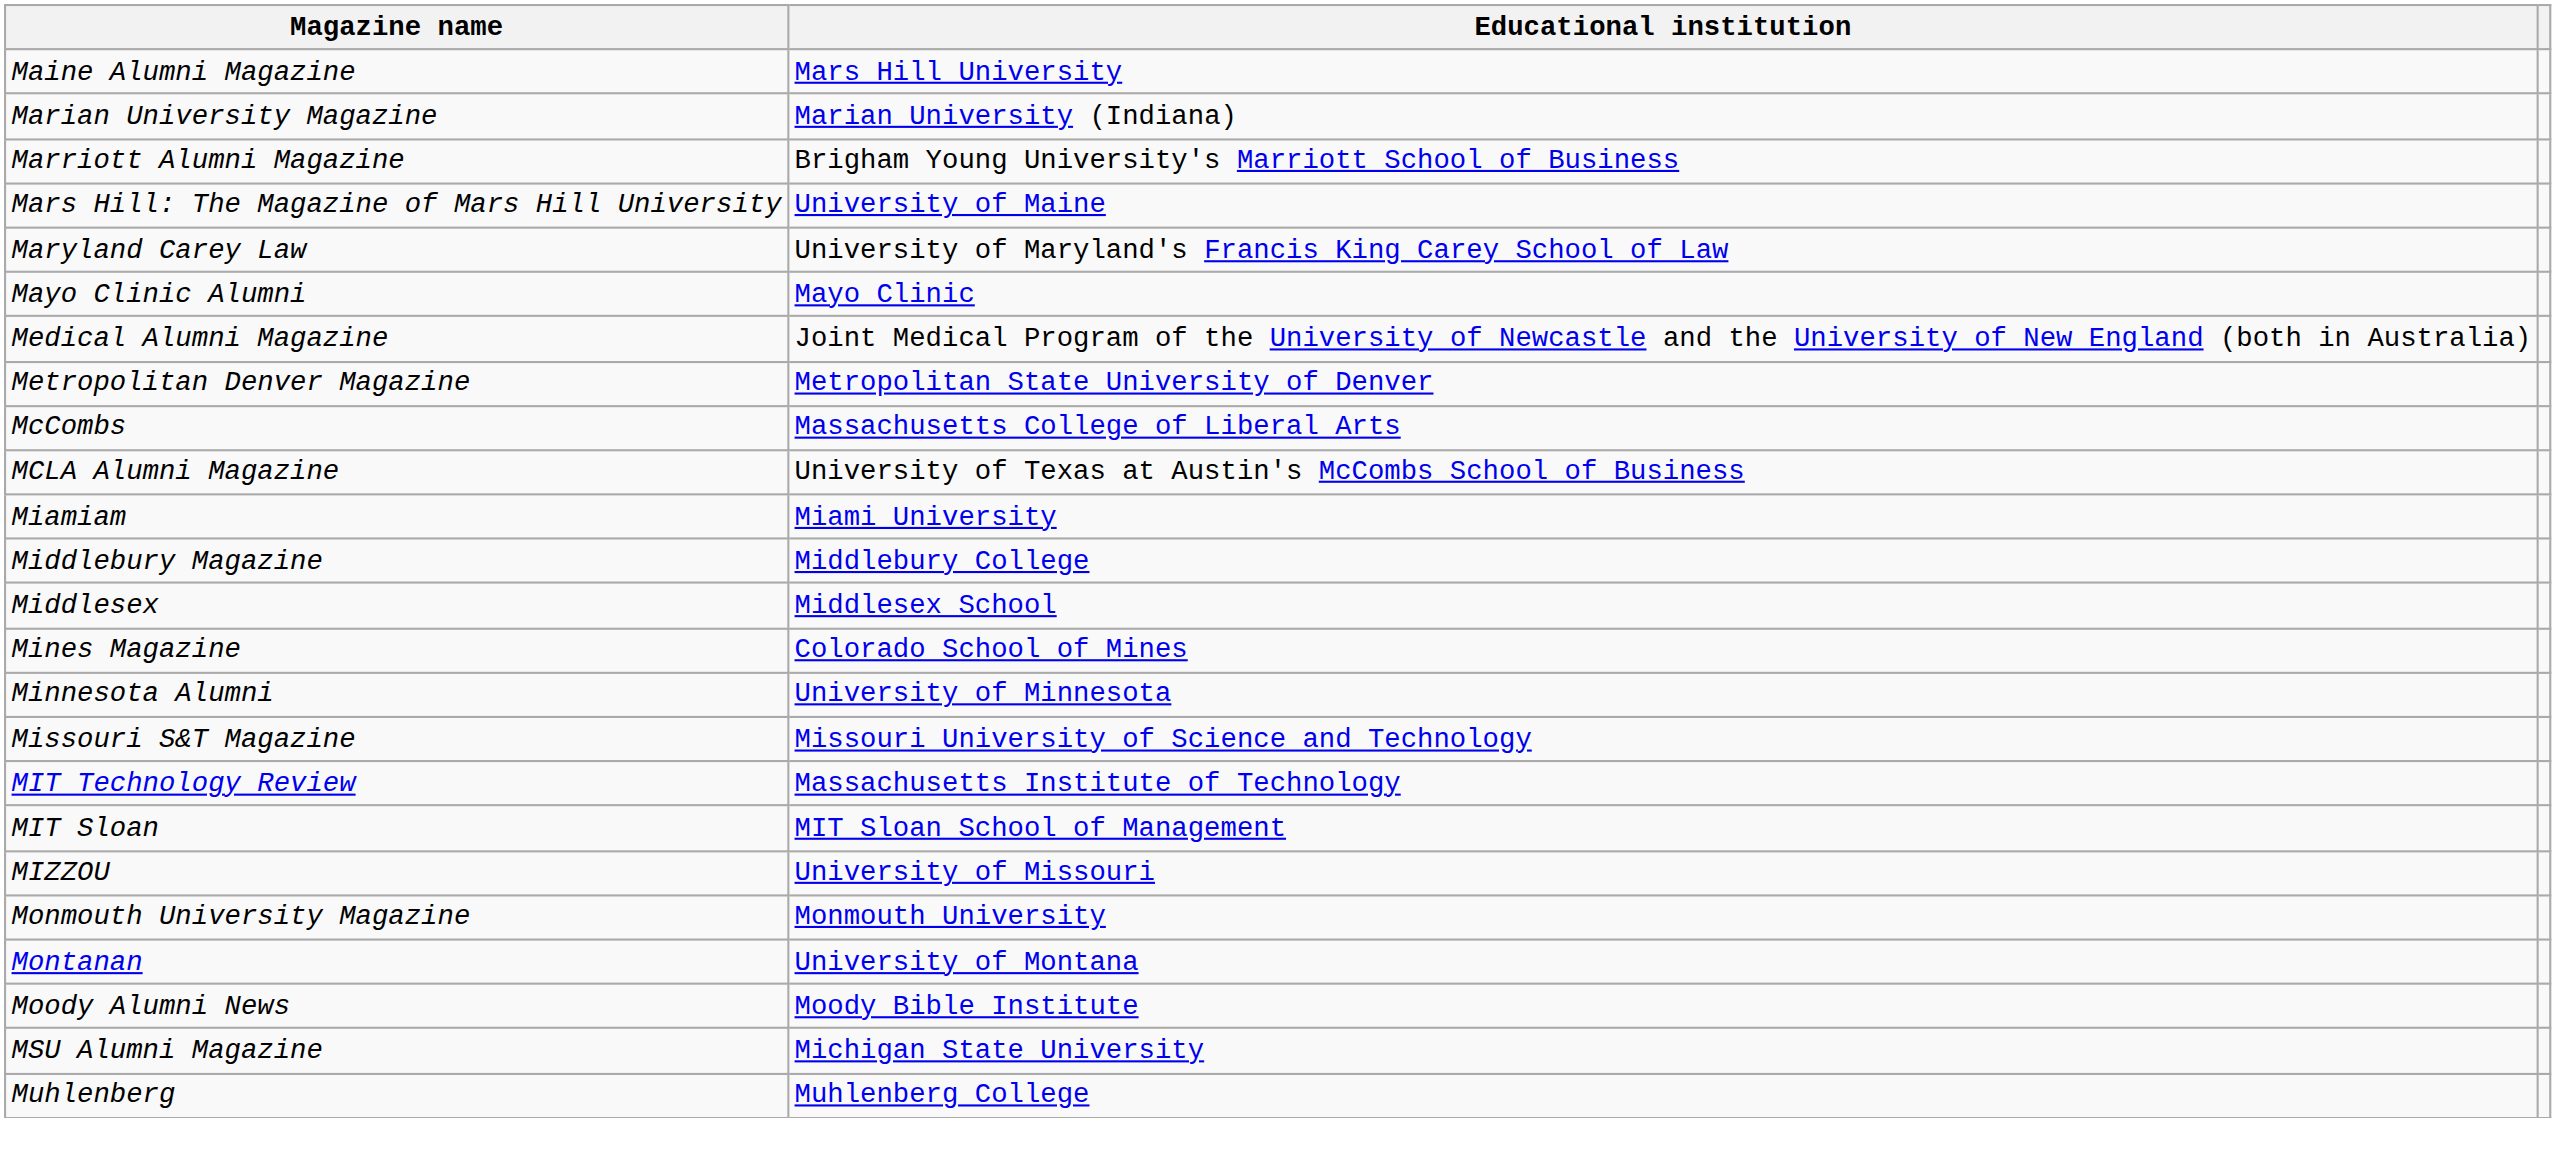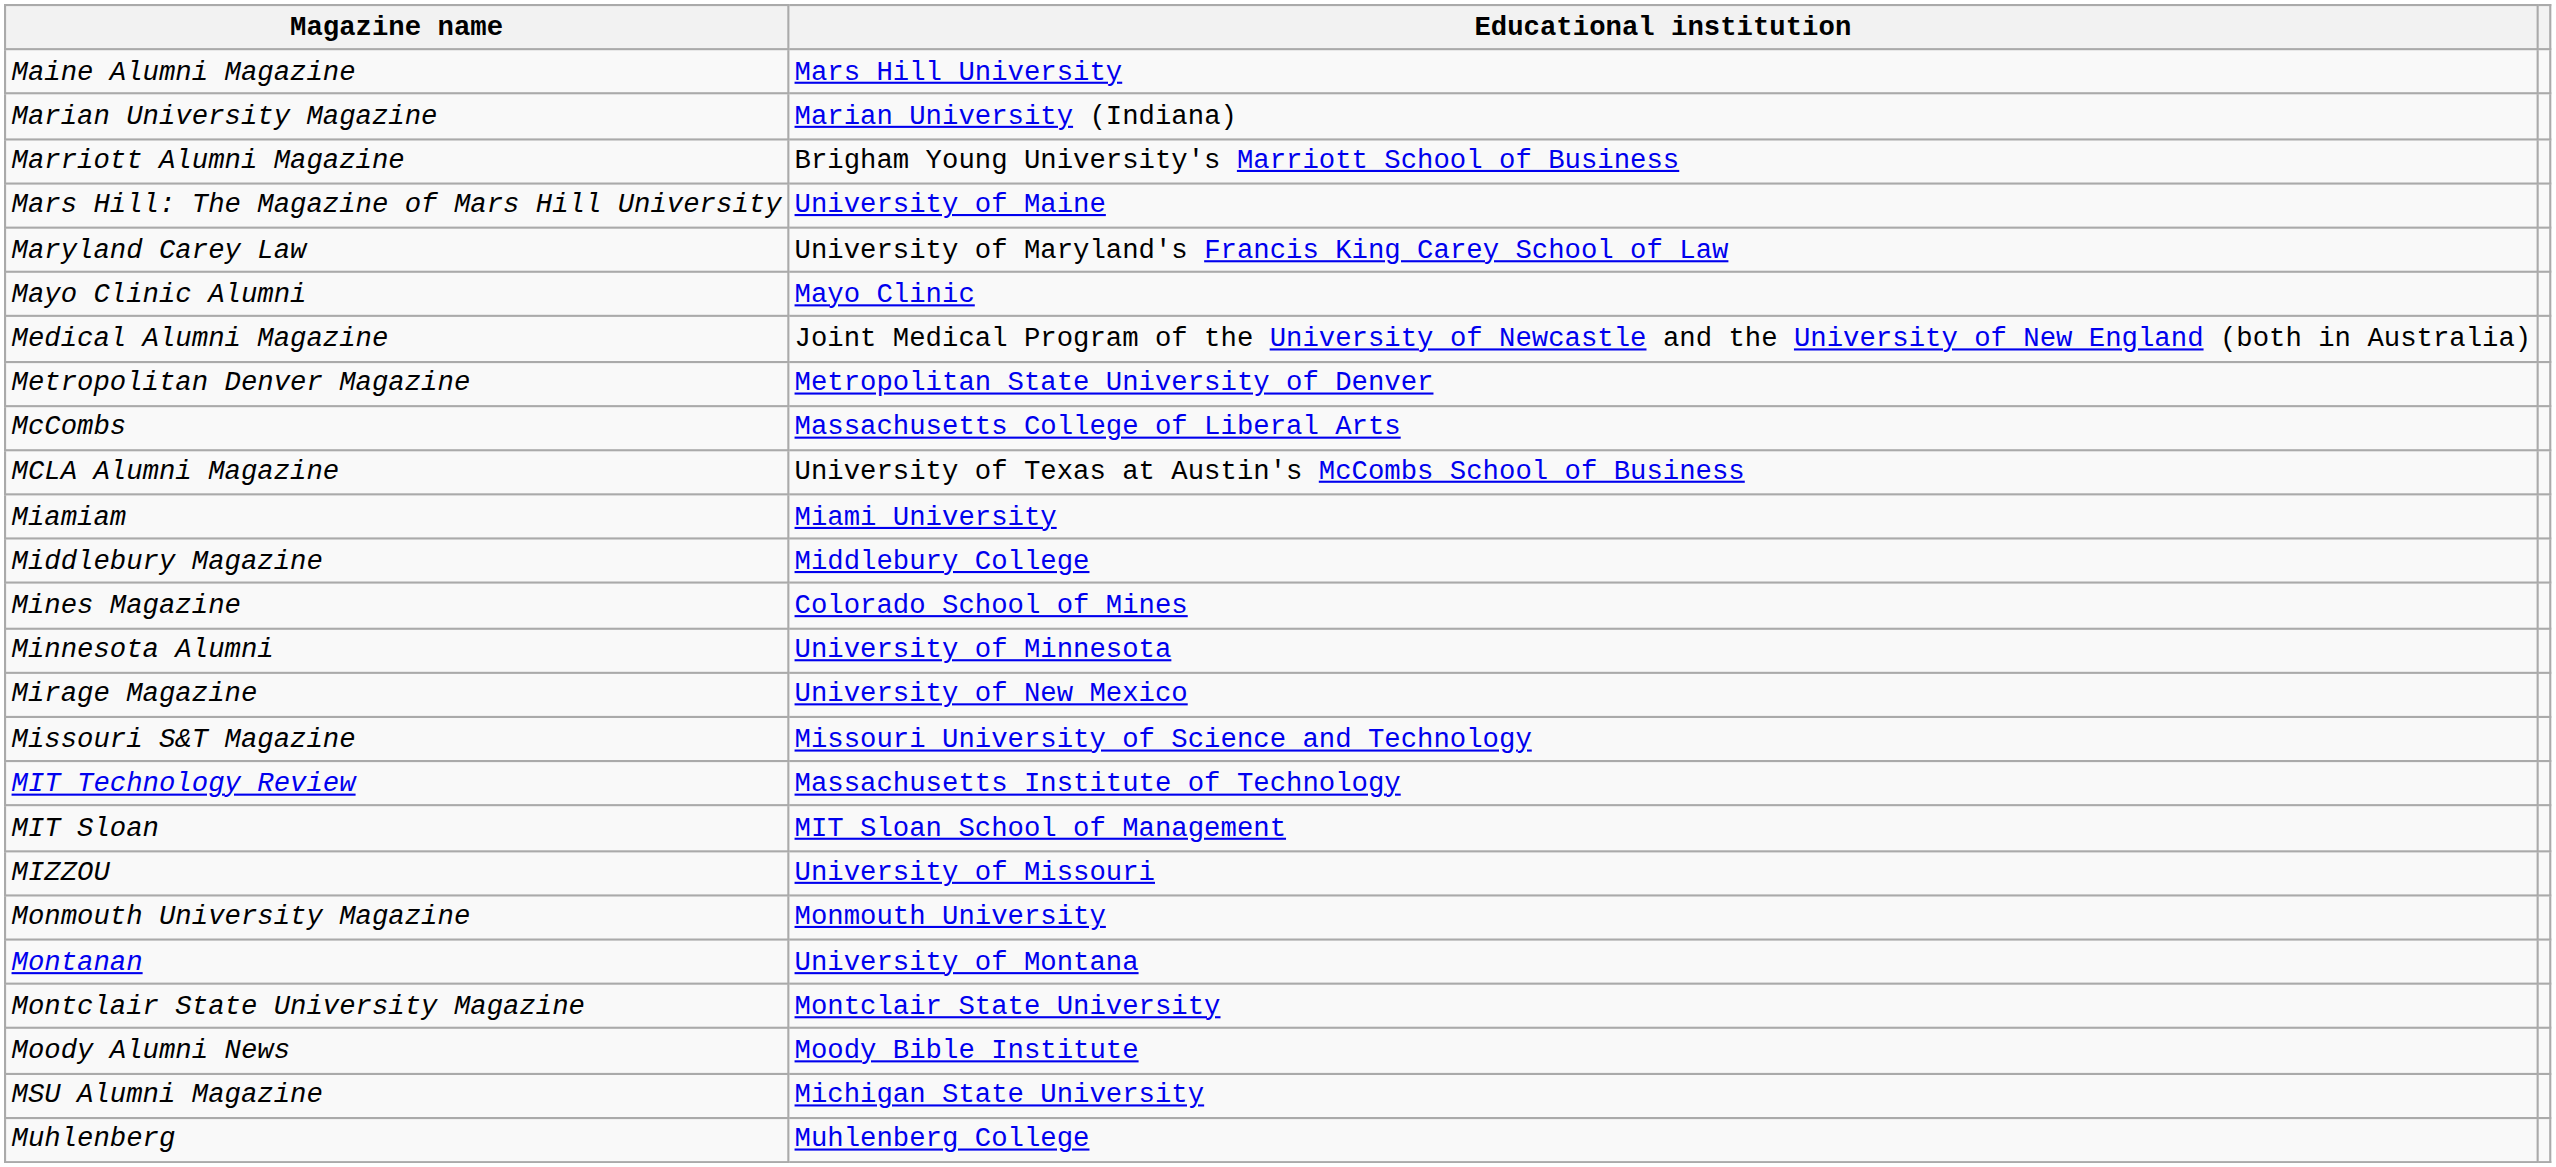- row: (85, 606)
+ row: (134, 695)
+ row: (298, 1006)
